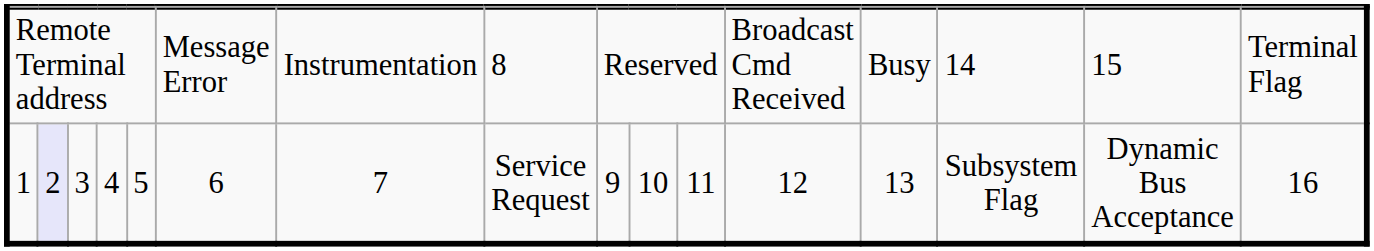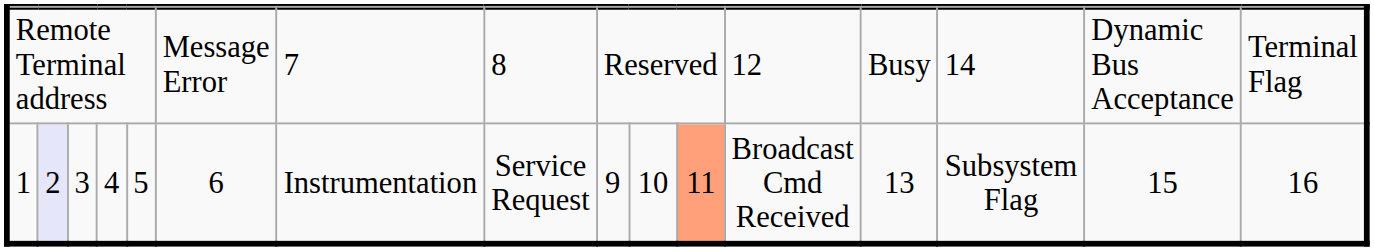(380, 65) Instrumentation -> (291, 65) 7
(793, 65) Broadcast Cmd Received -> (747, 65) 12
(1107, 65) 15 -> (1163, 65) Dynamic Bus Acceptance
(380, 182) 7 -> (380, 182) Instrumentation
(701, 182) no background -> (701, 182) lightsalmon background
(793, 182) 12 -> (793, 182) Broadcast Cmd Received
(1163, 182) Dynamic Bus Acceptance -> (1163, 182) 15
